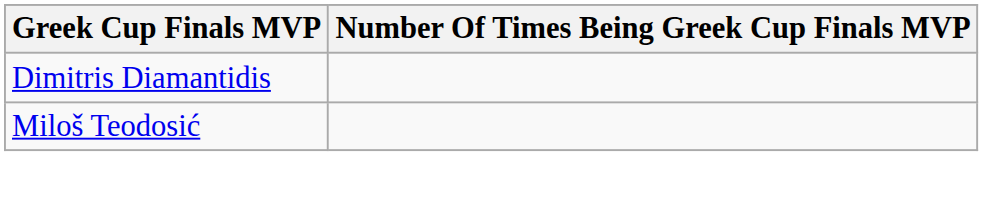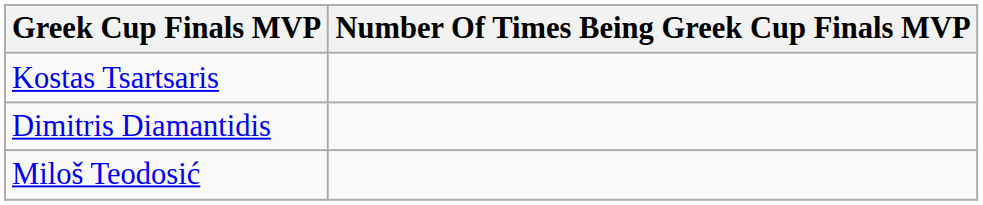+ row: (115, 77)
